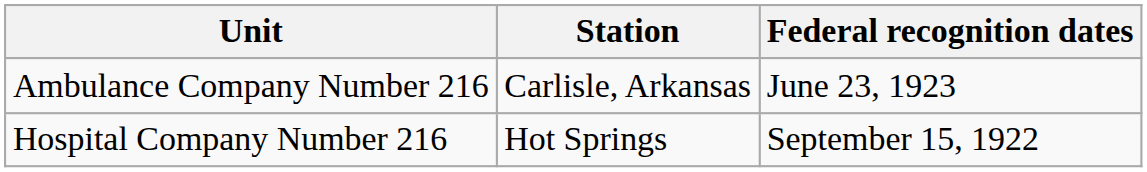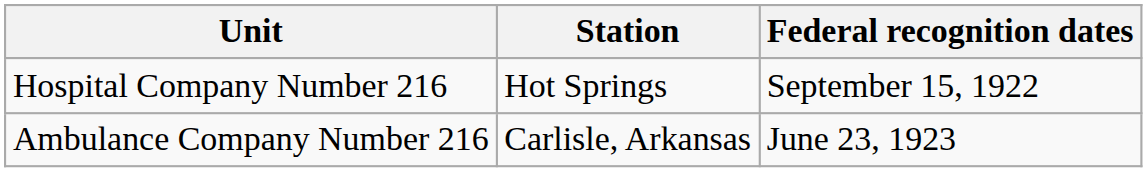rows swapped: (230, 138) <-> (251, 85)
